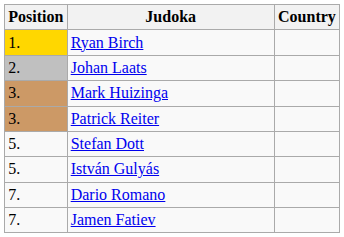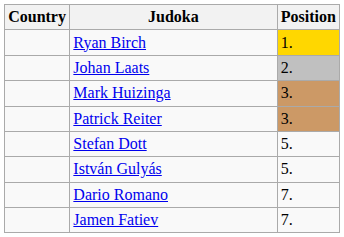columns swapped: (36, 17) <-> (307, 17)
